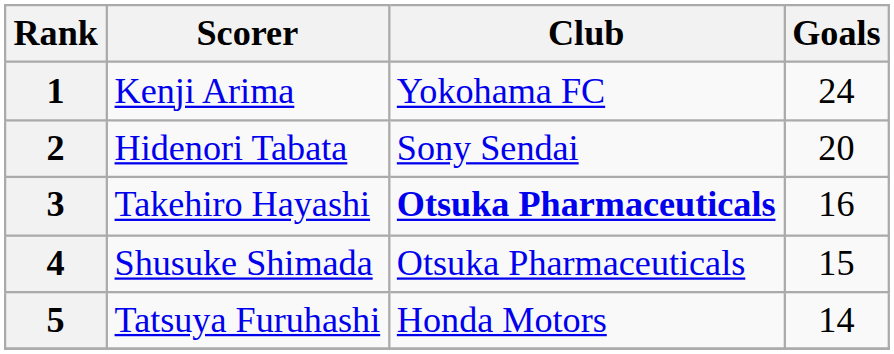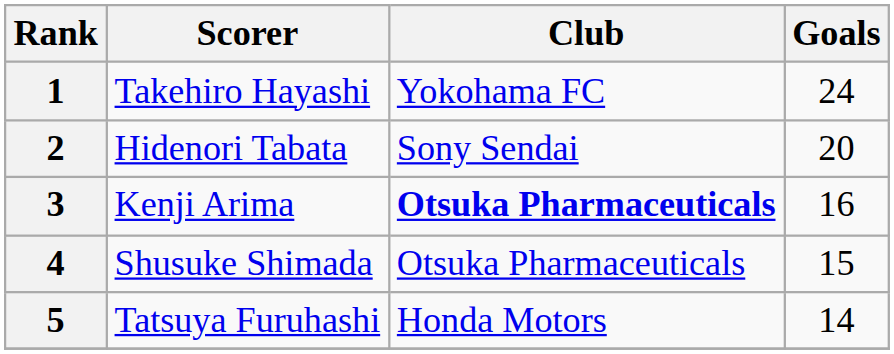(204, 90) Kenji Arima -> (242, 90) Takehiro Hayashi
(242, 205) Takehiro Hayashi -> (204, 205) Kenji Arima
